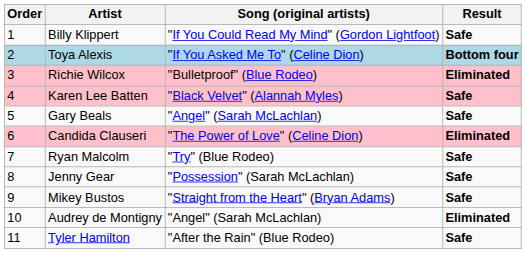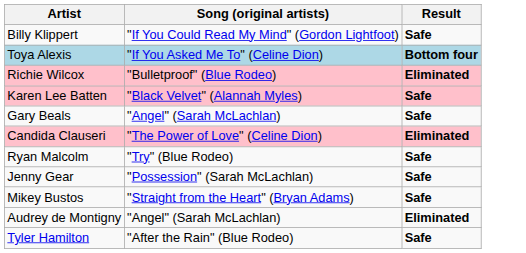- column: (25, 14)
